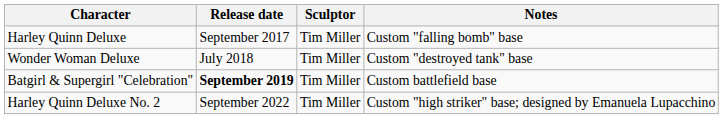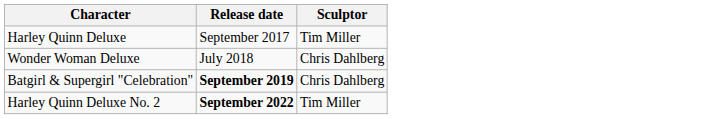- column: (541, 15)
(330, 59) Tim Miller -> (342, 59) Chris Dahlberg
(330, 80) Tim Miller -> (342, 80) Chris Dahlberg
(244, 102) normal -> (247, 102) bold
